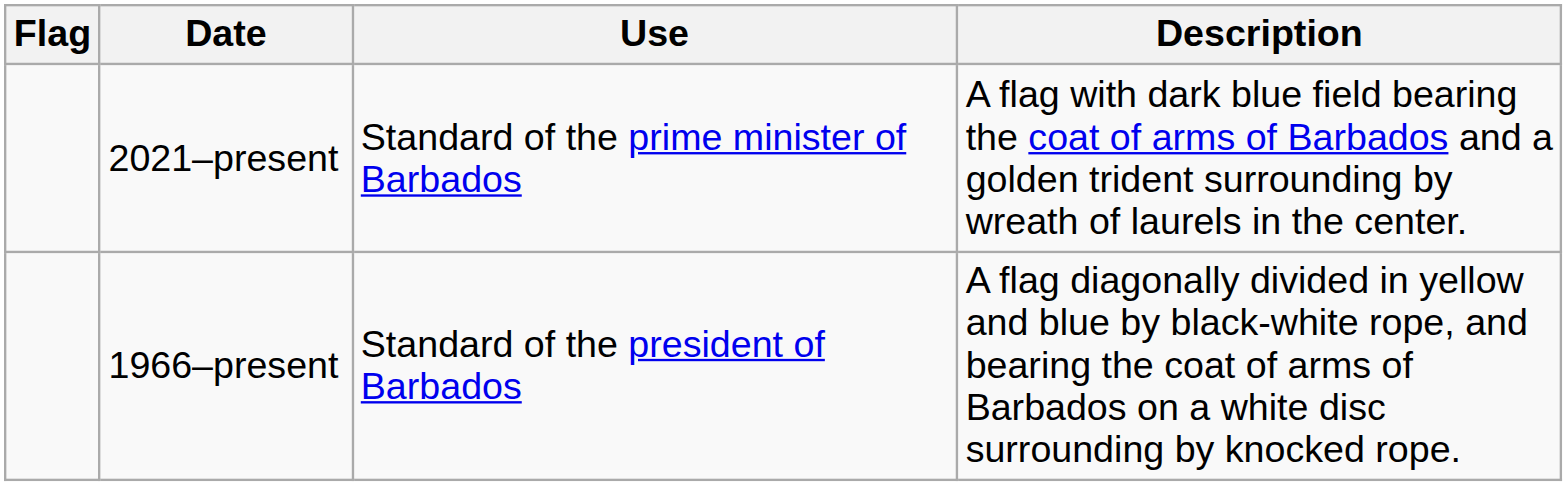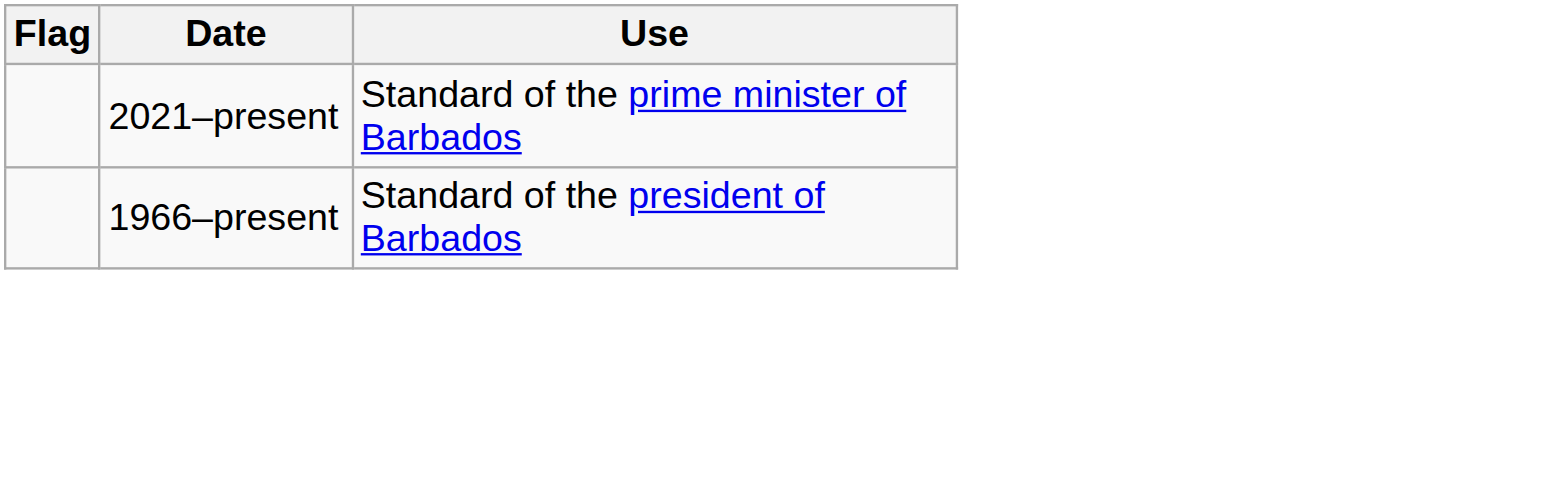- column: (1259, 34)
